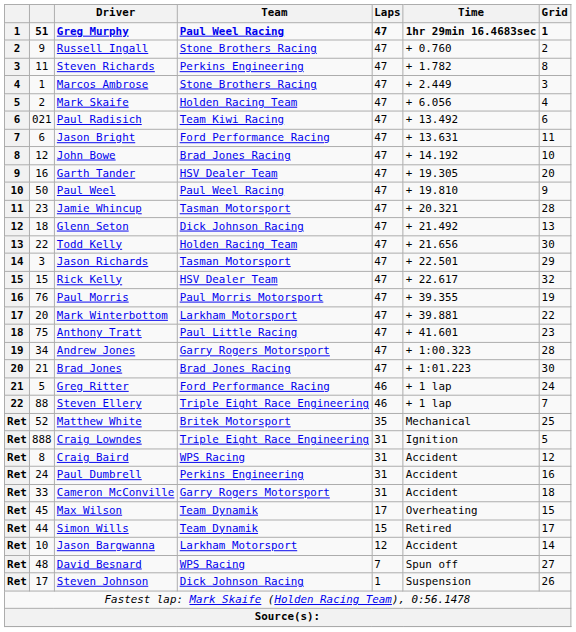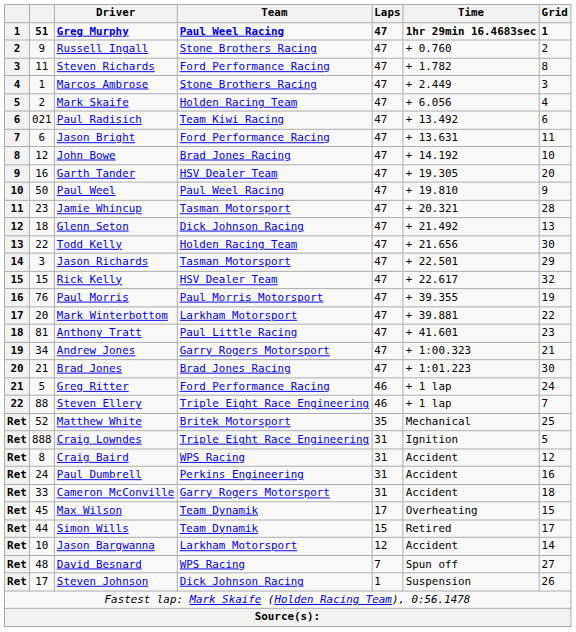(242, 67) Perkins Engineering -> (255, 67) Ford Performance Racing
(42, 333) 75 -> (42, 333) 81
(548, 351) 28 -> (548, 351) 21
